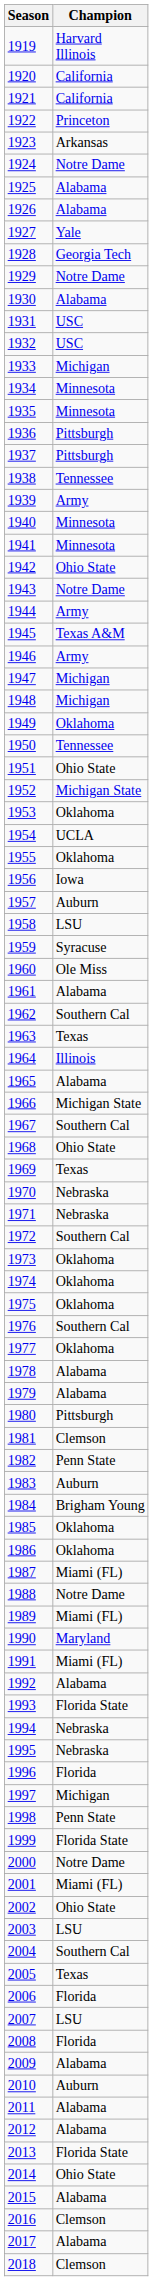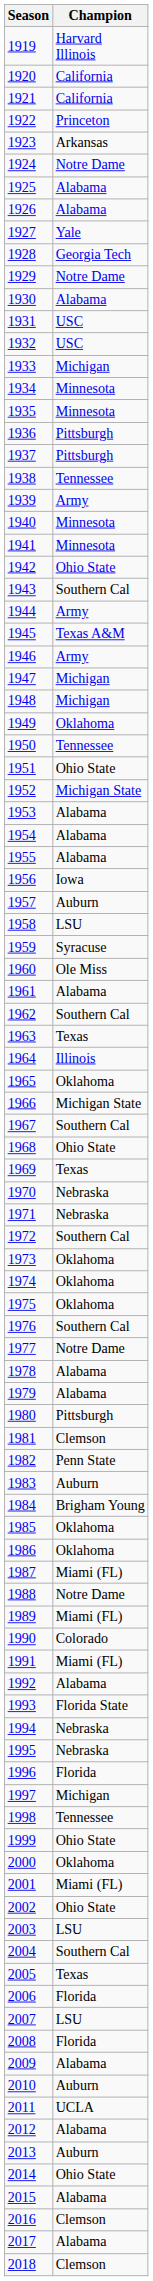(90, 589) Notre Dame -> (93, 589) Southern Cal
(85, 813) Oklahoma -> (81, 813) Alabama
(75, 835) UCLA -> (81, 835) Alabama
(85, 857) Oklahoma -> (81, 857) Alabama
(81, 1081) Alabama -> (85, 1081) Oklahoma
(85, 1348) Oklahoma -> (90, 1348) Notre Dame
(83, 1639) Maryland -> (82, 1639) Colorado
(86, 1817) Penn State -> (84, 1817) Tennessee
(92, 1840) Florida State -> (86, 1840) Ohio State
(90, 1862) Notre Dame -> (85, 1862) Oklahoma
(81, 2108) Alabama -> (75, 2108) UCLA
(92, 2152) Florida State -> (77, 2152) Auburn
